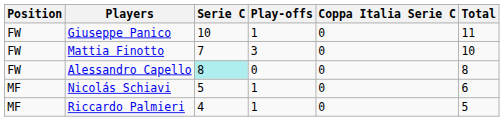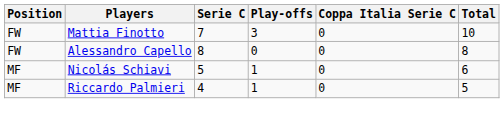- row: (119, 32)
(201, 70) paleturquoise background -> (201, 51) no background
